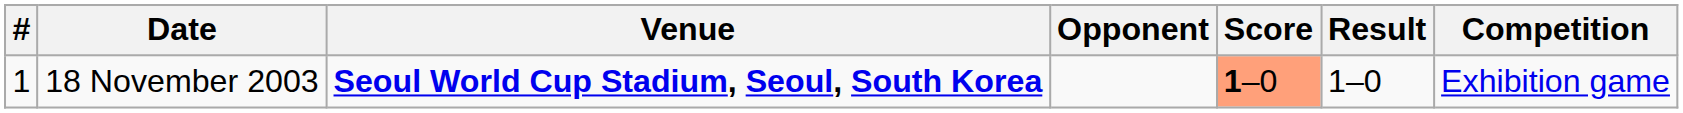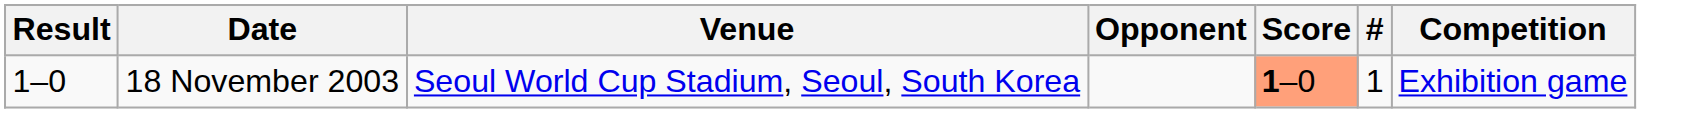columns swapped: (21, 30) <-> (1377, 30)
(688, 81) bold -> (747, 81) normal
